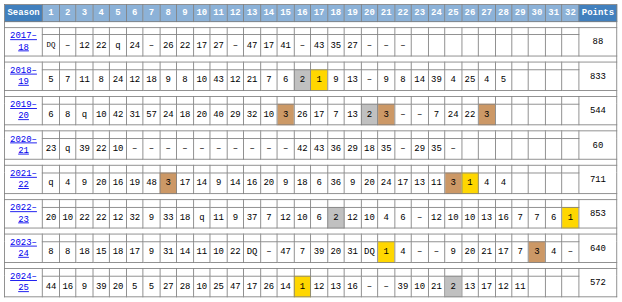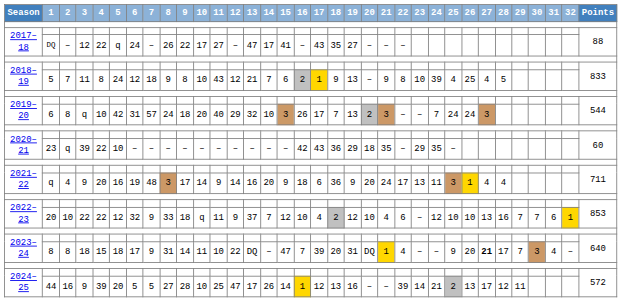(420, 79) 14 -> (420, 79) 10
(470, 114) 22 -> (470, 114) 24
(319, 217) 6 -> (319, 217) 4
(487, 251) normal -> (487, 251) bold
(420, 286) 10 -> (420, 286) 14
